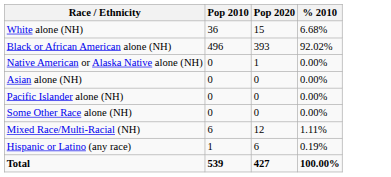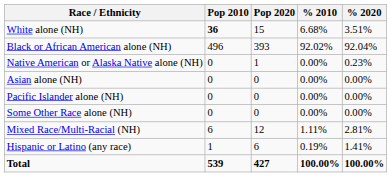+ column: (364, 12)
(213, 29) normal -> (213, 29) bold
